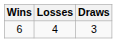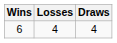(94, 29) 3 -> (94, 29) 4
